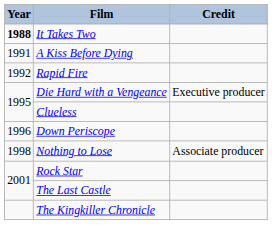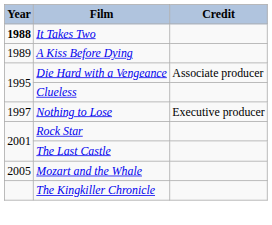(19, 53) 1991 -> (19, 53) 1989
- row: (62, 73)
(219, 92) Executive producer -> (218, 73) Associate producer
- row: (76, 131)
(19, 151) 1998 -> (19, 112) 1997
(218, 151) Associate producer -> (219, 112) Executive producer
+ row: (89, 170)
